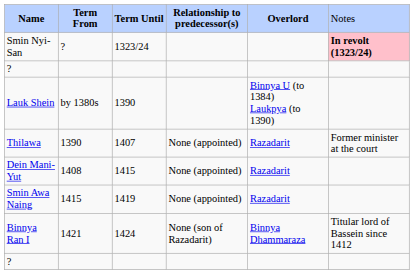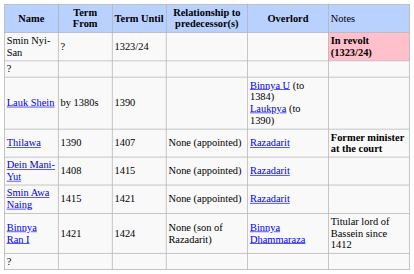(364, 143) normal -> (367, 143) bold
(125, 199) 1419 -> (125, 199) 1421
